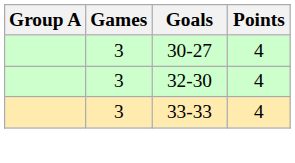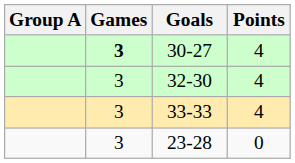(119, 50) normal -> (119, 50) bold
+ row: (189, 142)
